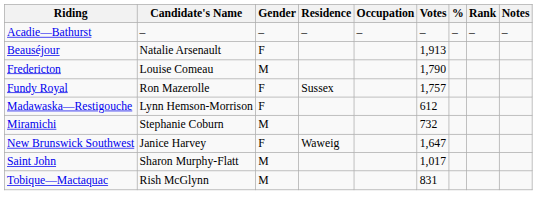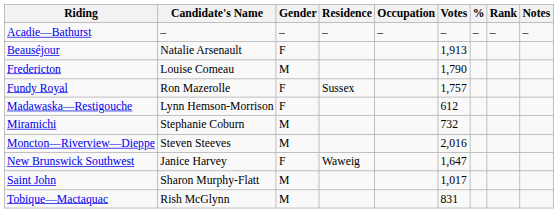+ row: (81, 143)
